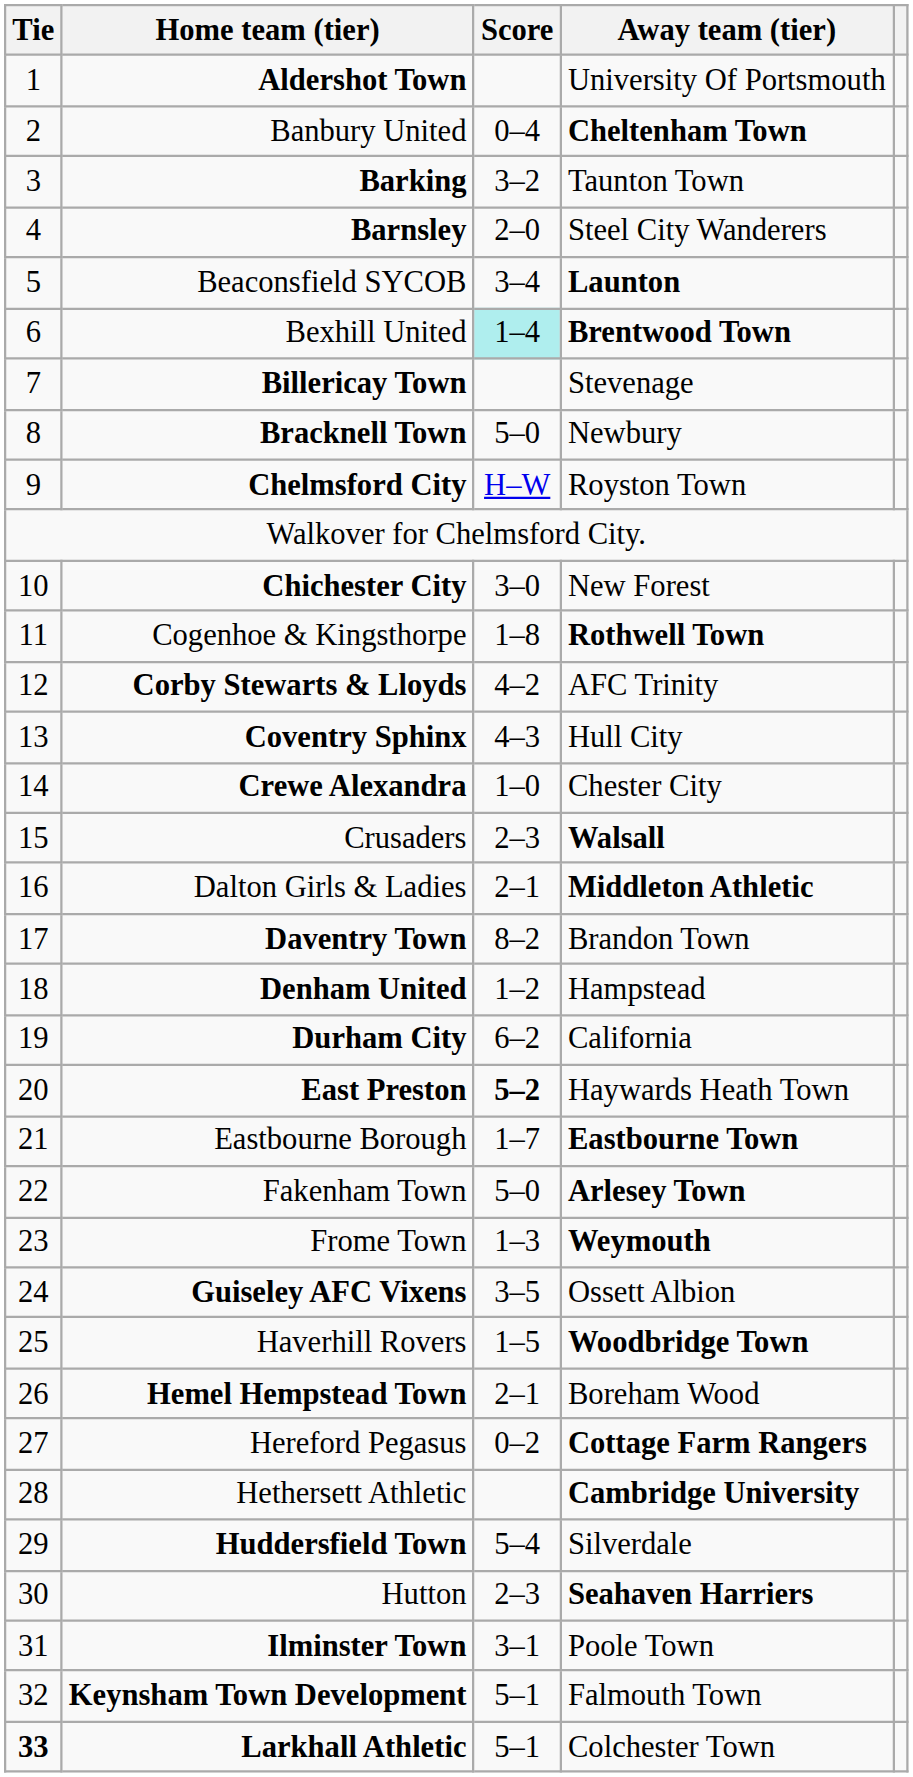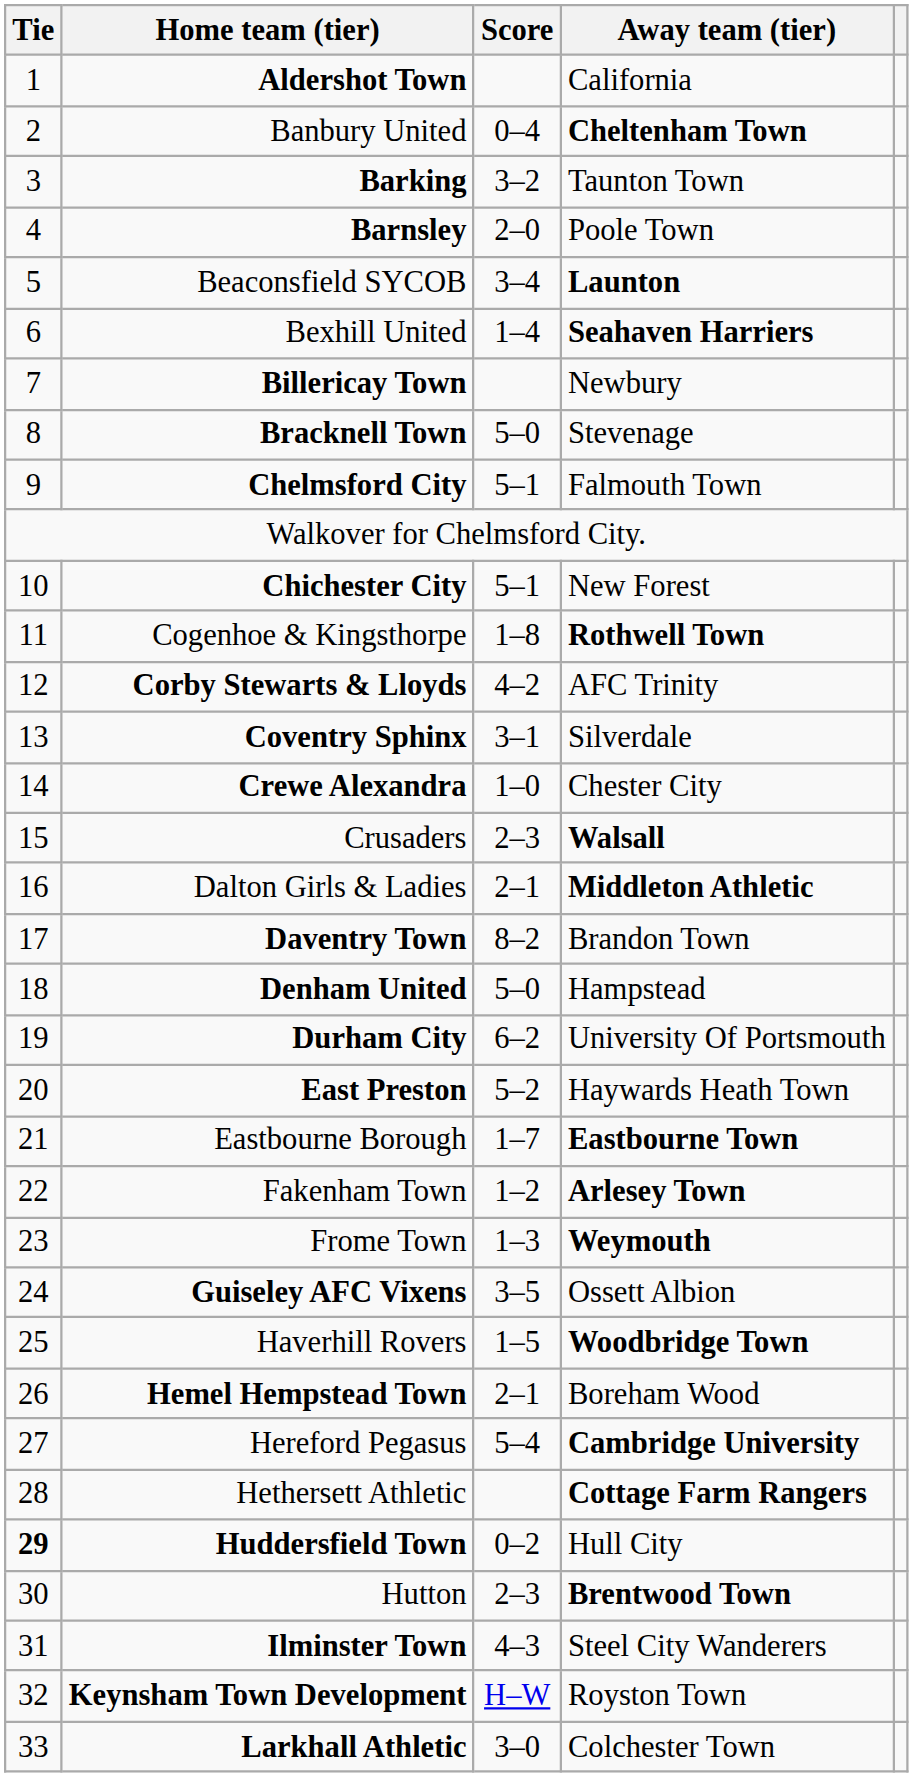(727, 79) University Of Portsmouth -> (630, 79) California
(697, 231) Steel City Wanderers -> (641, 231) Poole Town
(517, 332) paleturquoise background -> (517, 332) no background
(679, 332) Brentwood Town -> (691, 332) Seahaven Harriers
(631, 382) Stevenage -> (625, 382) Newbury
(625, 433) Newbury -> (631, 433) Stevenage
(517, 483) H–W -> (517, 483) 5–1
(657, 483) Royston Town -> (665, 483) Falmouth Town
(517, 584) 3–0 -> (517, 584) 5–1
(517, 736) 4–3 -> (517, 736) 3–1
(625, 736) Hull City -> (630, 736) Silverdale
(517, 988) 1–2 -> (517, 988) 5–0
(630, 1039) California -> (727, 1039) University Of Portsmouth
(517, 1089) bold -> (517, 1089) normal
(517, 1190) 5–0 -> (517, 1190) 1–2
(517, 1442) 0–2 -> (517, 1442) 5–4
(717, 1442) Cottage Farm Rangers -> (714, 1442) Cambridge University
(714, 1493) Cambridge University -> (717, 1493) Cottage Farm Rangers
(33, 1543) normal -> (33, 1543) bold
(517, 1543) 5–4 -> (517, 1543) 0–2
(630, 1543) Silverdale -> (625, 1543) Hull City
(691, 1594) Seahaven Harriers -> (679, 1594) Brentwood Town
(517, 1644) 3–1 -> (517, 1644) 4–3
(641, 1644) Poole Town -> (697, 1644) Steel City Wanderers
(517, 1695) 5–1 -> (517, 1695) H–W
(665, 1695) Falmouth Town -> (657, 1695) Royston Town
(33, 1745) bold -> (33, 1745) normal
(517, 1745) 5–1 -> (517, 1745) 3–0
